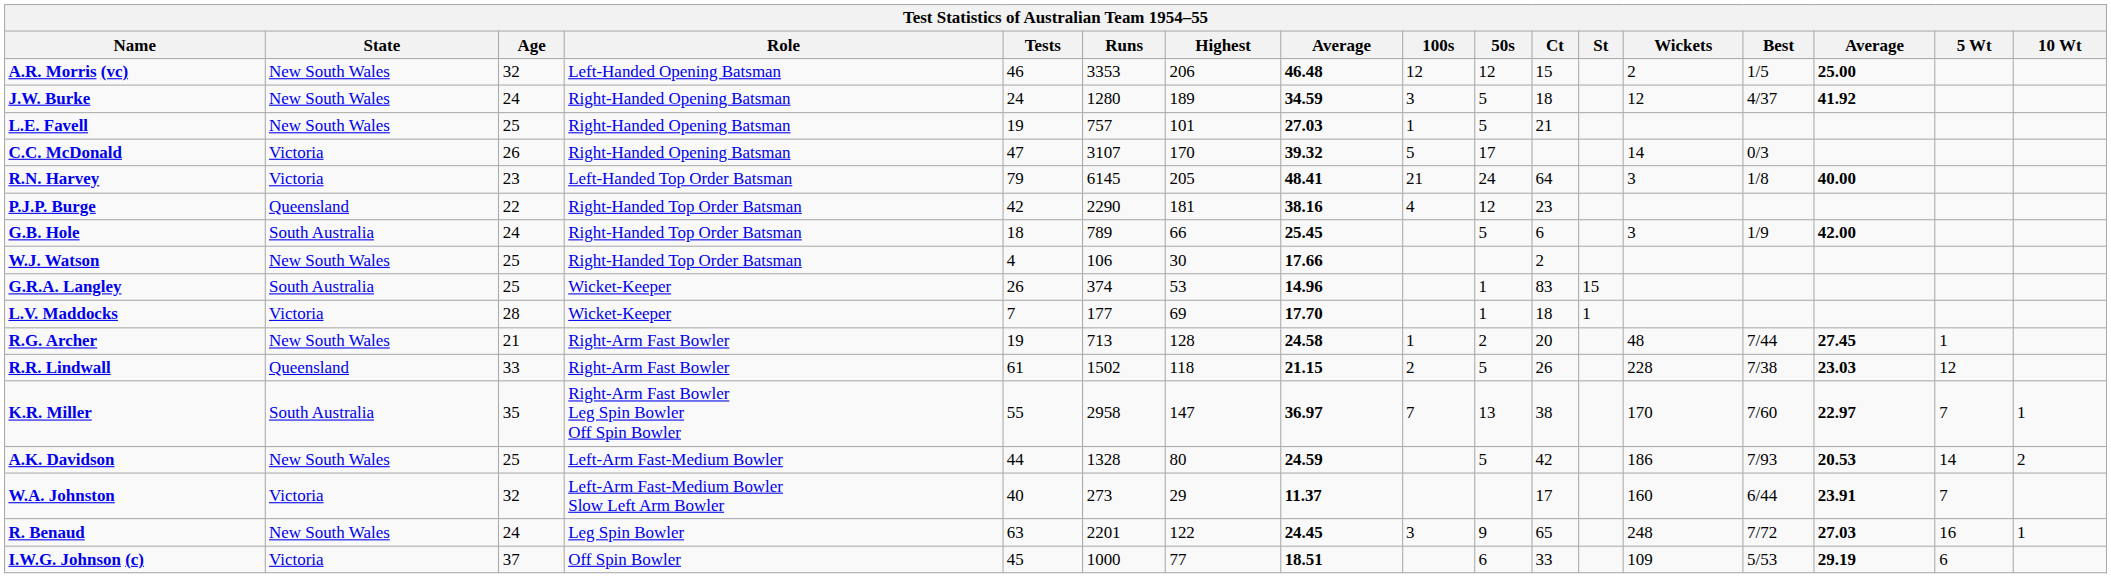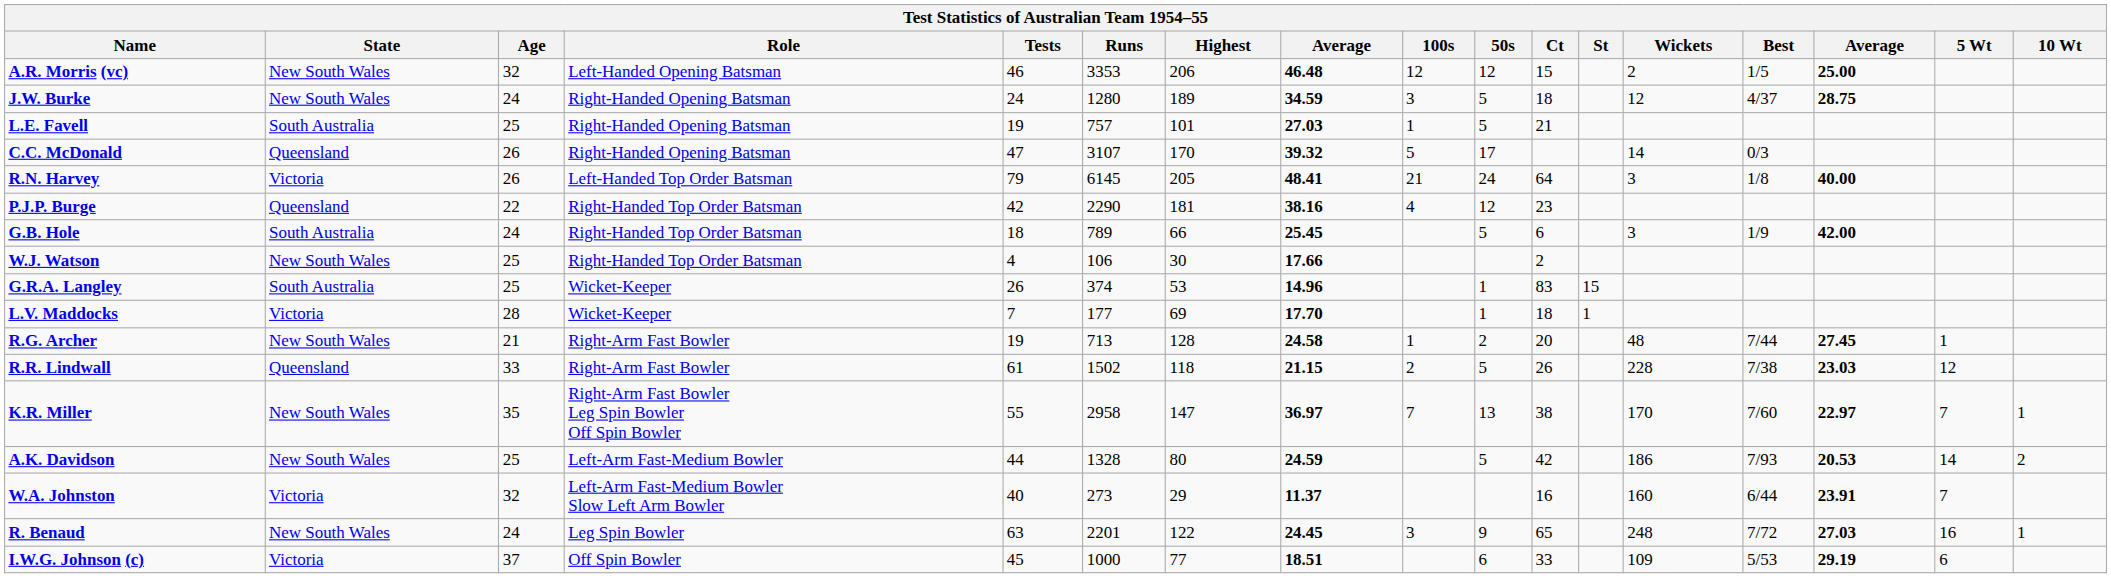(1837, 98) 41.92 -> (1837, 98) 28.75
(329, 125) New South Wales -> (321, 125) South Australia
(296, 152) Victoria -> (309, 152) Queensland
(511, 179) 23 -> (511, 179) 26
(321, 413) South Australia -> (329, 413) New South Wales
(1544, 496) 17 -> (1544, 496) 16
